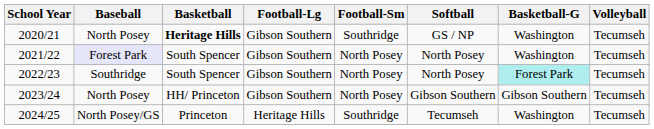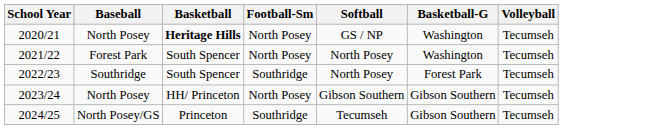- column: (289, 14)
(371, 34) Southridge -> (280, 34) North Posey
(118, 54) lavender background -> (118, 54) no background
(371, 74) North Posey -> (280, 74) Southridge
(544, 74) paleturquoise background -> (453, 74) no background
(544, 114) Washington -> (453, 114) Gibson Southern
